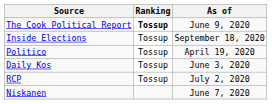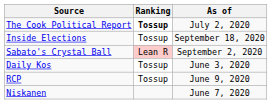(220, 25) June 9, 2020 -> (220, 25) July 2, 2020
+ row: (59, 52)
- row: (26, 52)
(220, 79) July 2, 2020 -> (220, 79) June 9, 2020
